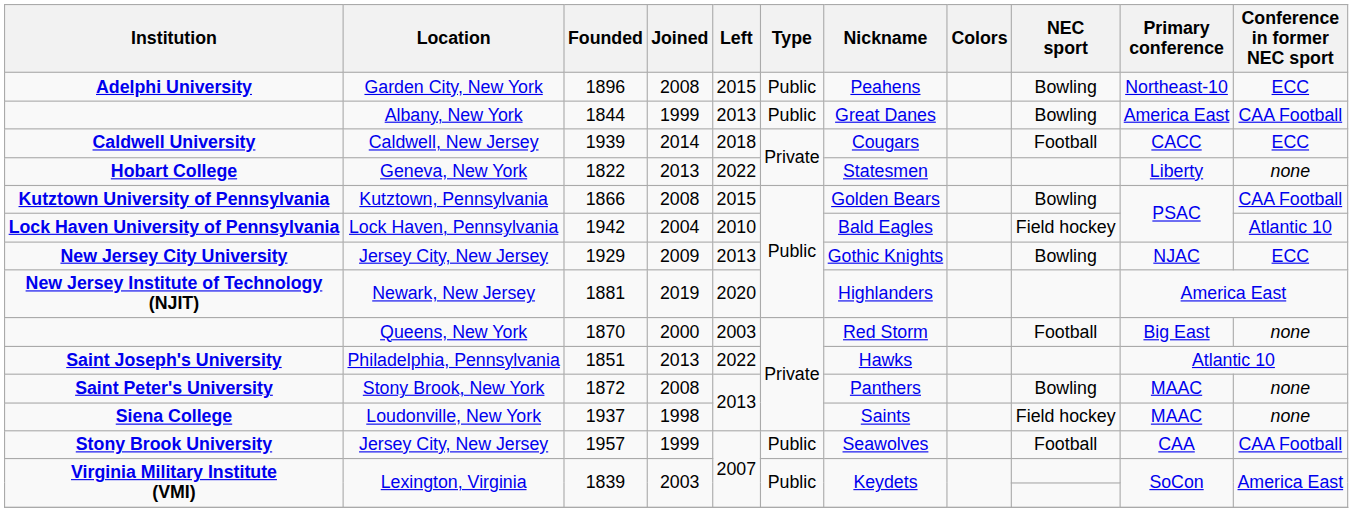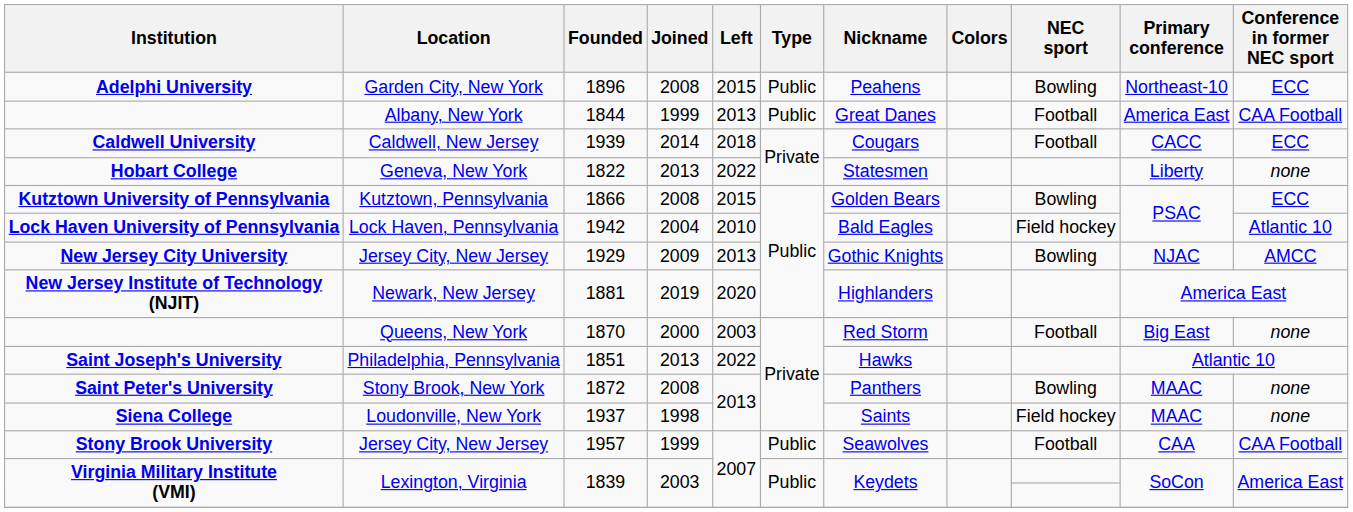(1066, 114) Bowling -> (1066, 114) Football
(1290, 199) CAA Football -> (1290, 199) ECC
(1290, 255) ECC -> (1290, 255) AMCC
